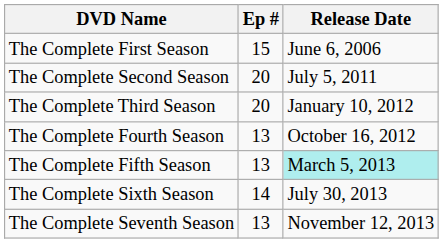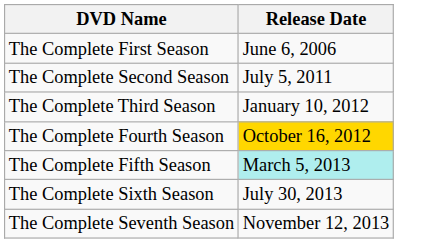- column: (261, 19)
(352, 135) no background -> (307, 135) gold background
